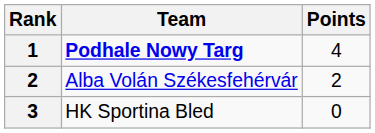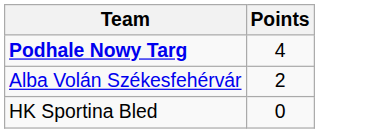- column: (33, 19)
